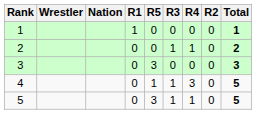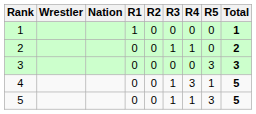columns swapped: (211, 13) <-> (154, 13)
